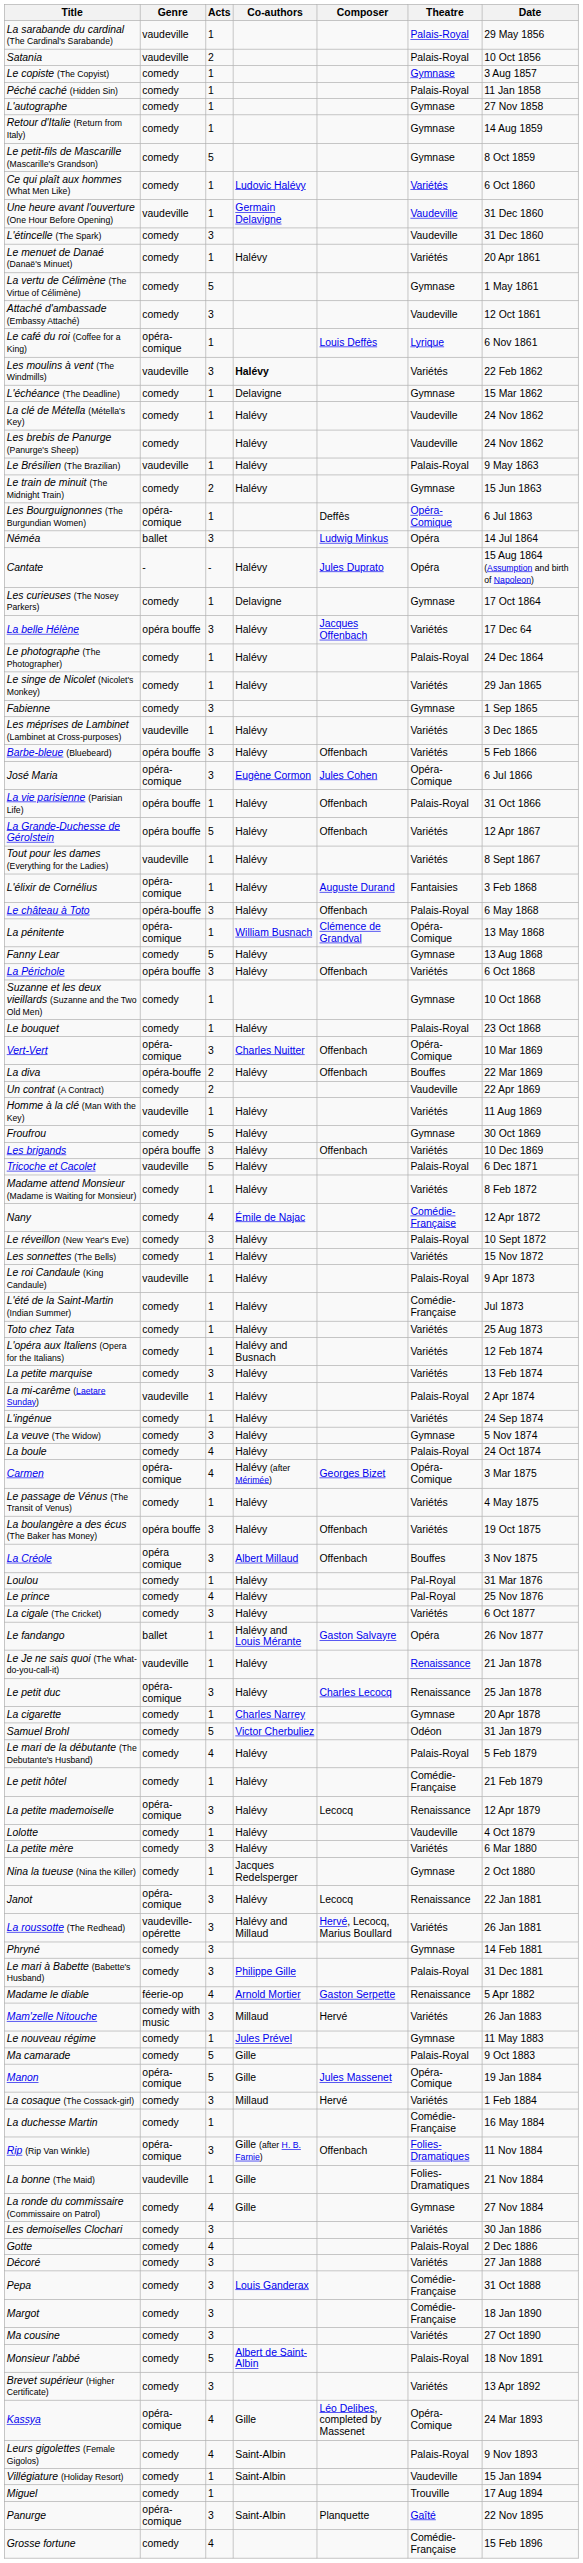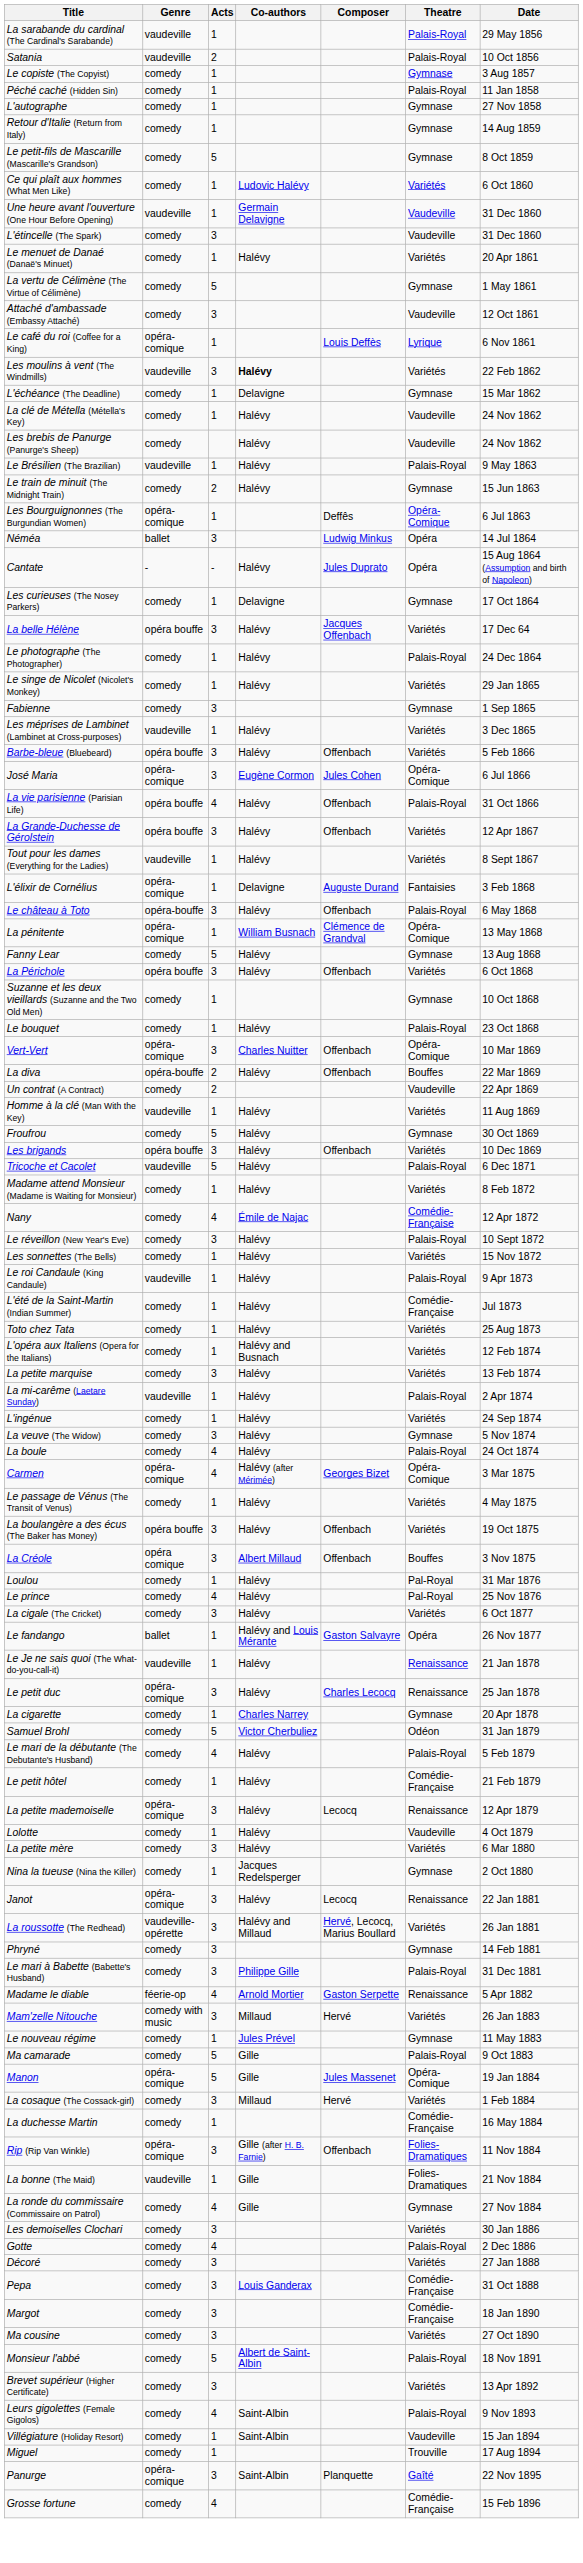(211, 803) 1 -> (214, 803) 4
(211, 831) 5 -> (214, 831) 3
(251, 888) Halévy -> (261, 888) Delavigne
- row: (24, 2420)
